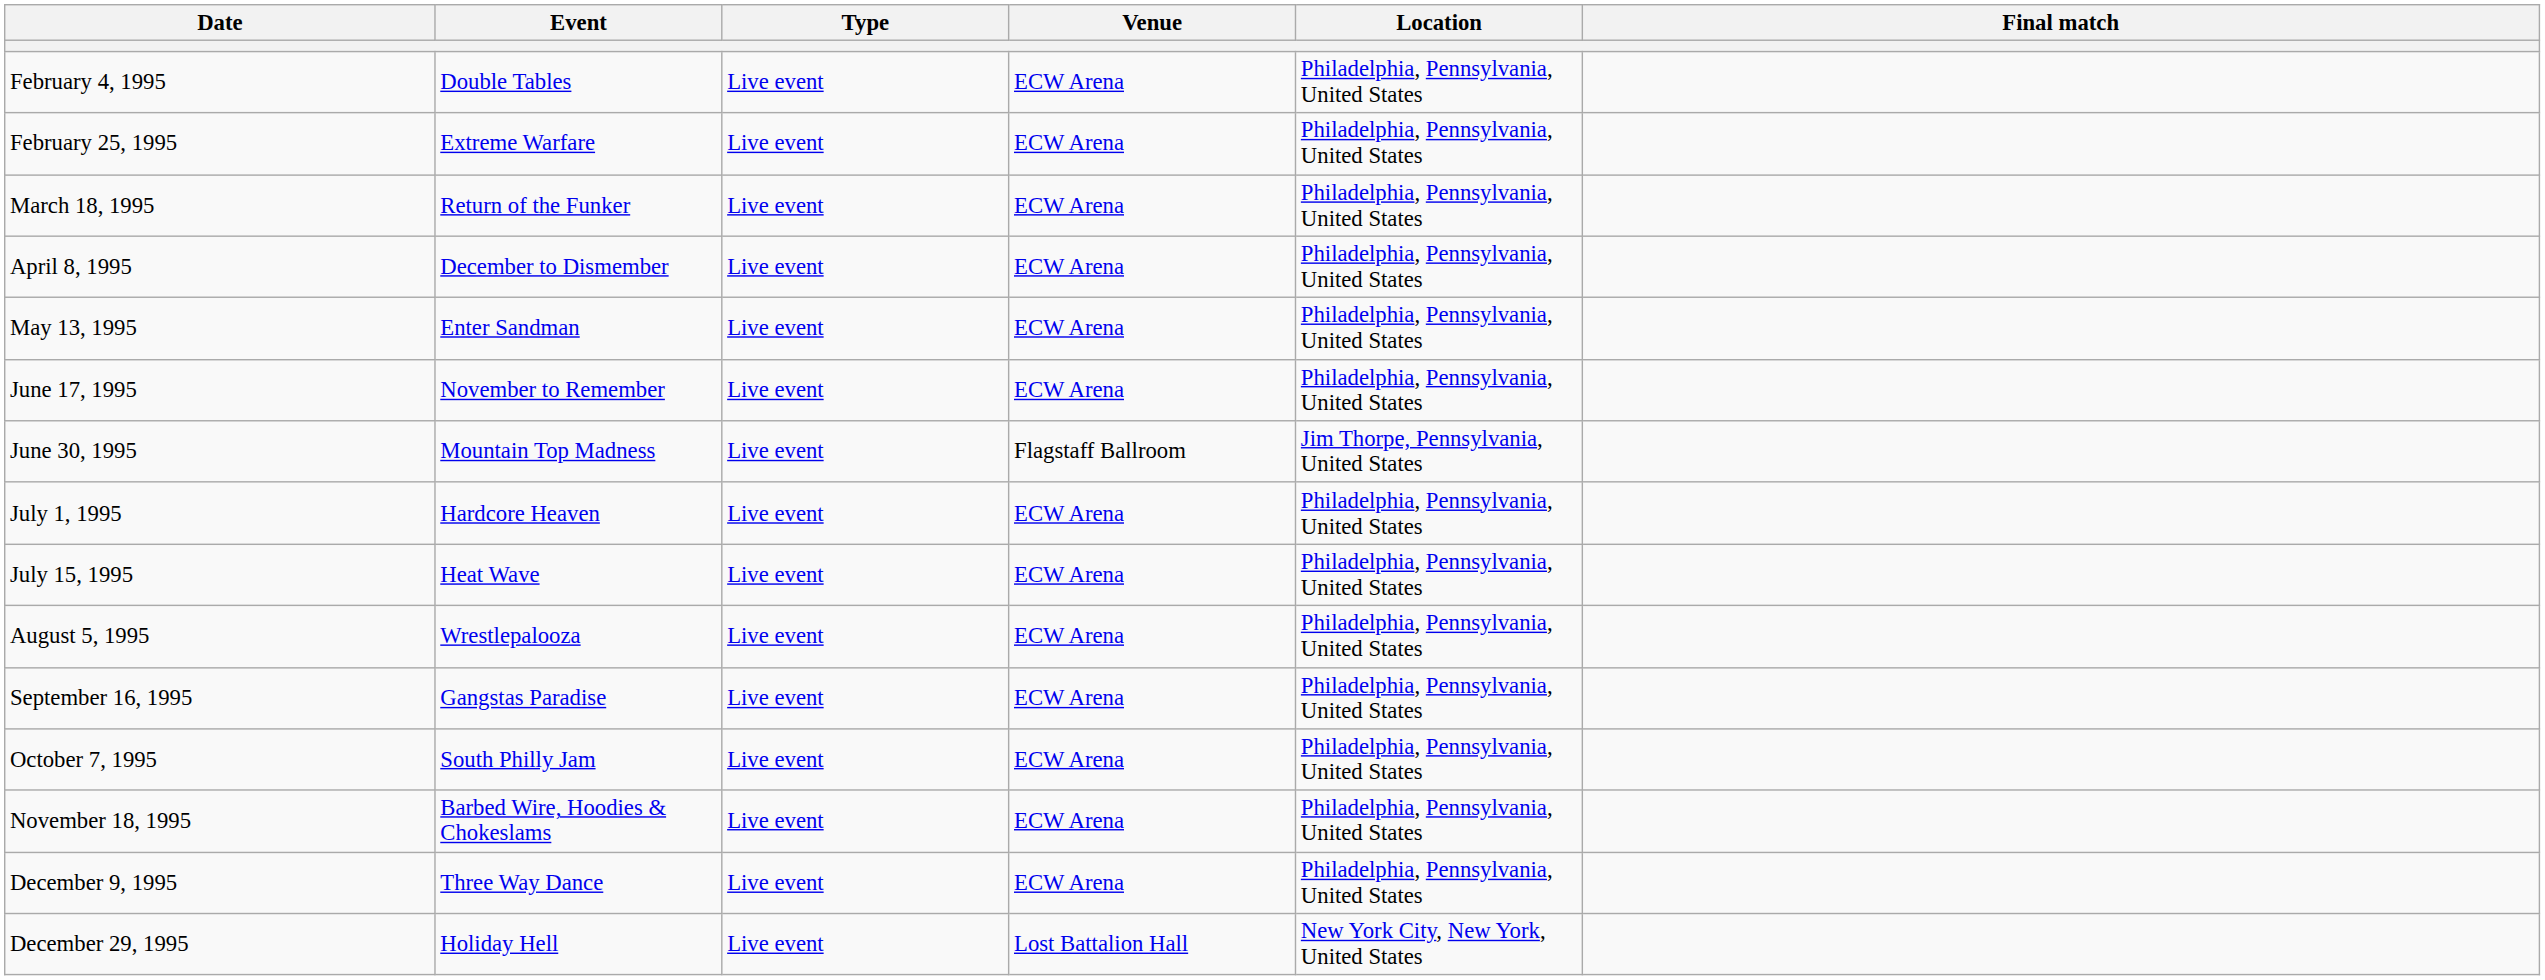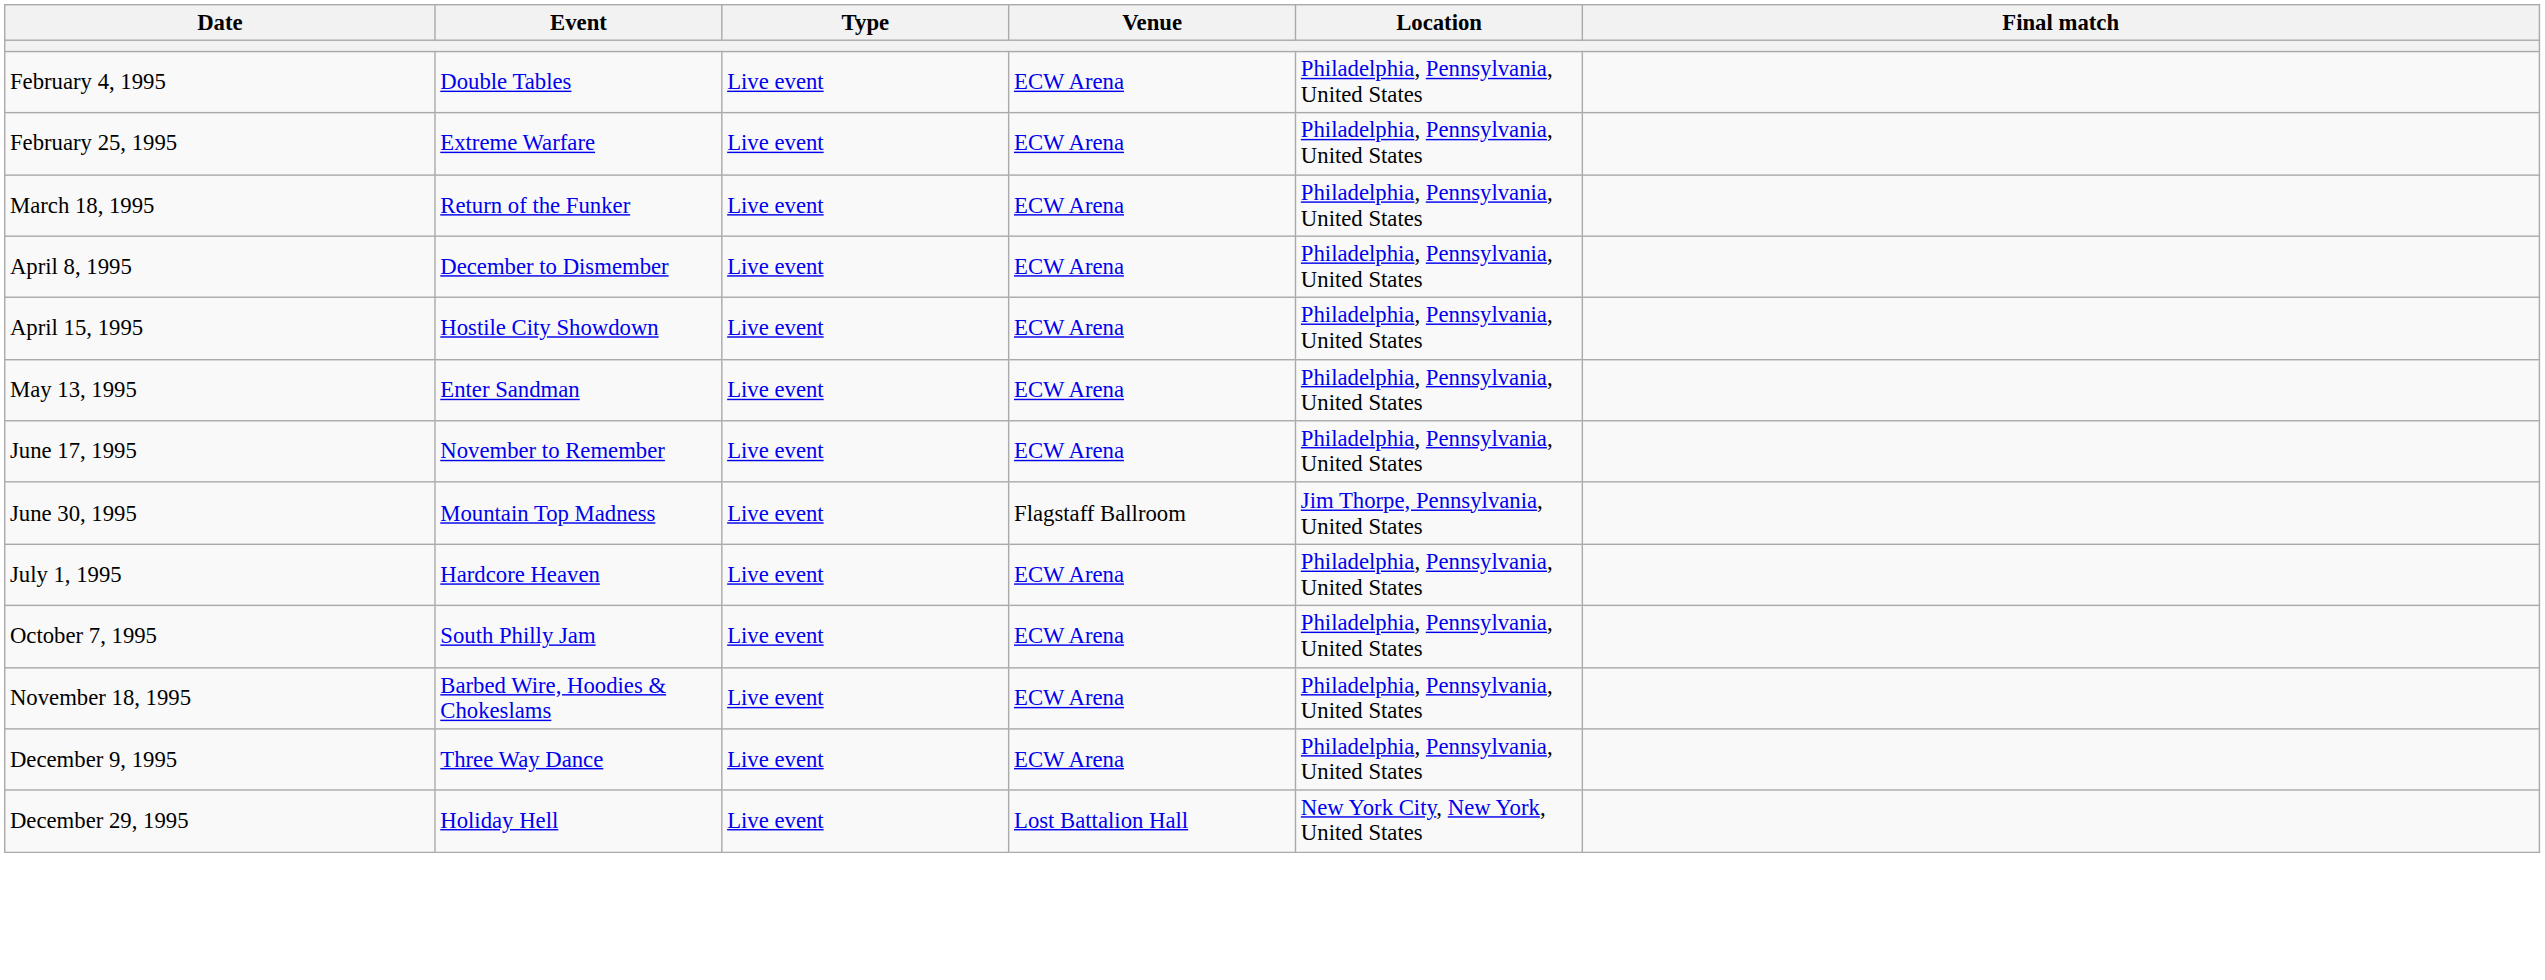+ row: (77, 328)
- row: (71, 574)
- row: (80, 636)
- row: (101, 697)
